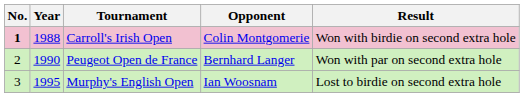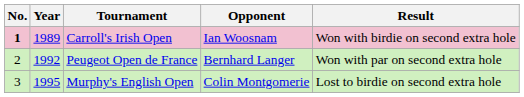(47, 37) 1988 -> (47, 37) 1989
(257, 37) Colin Montgomerie -> (240, 37) Ian Woosnam
(47, 59) 1990 -> (47, 59) 1992
(240, 81) Ian Woosnam -> (257, 81) Colin Montgomerie
